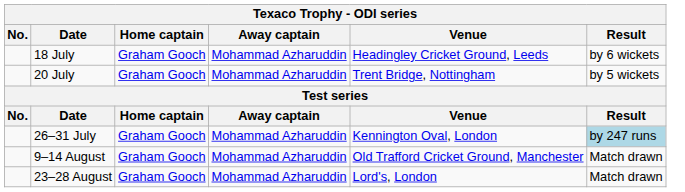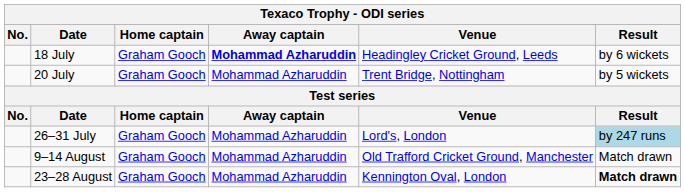(279, 55) normal -> (284, 55) bold
(425, 136) Kennington Oval, London -> (404, 136) Lord's, London
(395, 177) Lord's, London -> (434, 177) Kennington Oval, London
(626, 177) normal -> (638, 177) bold
